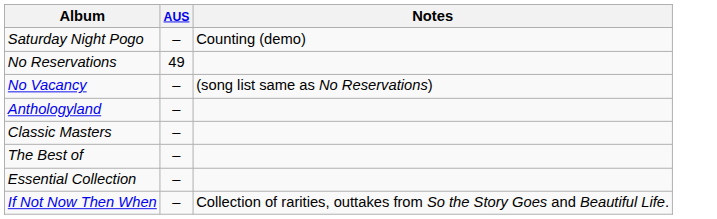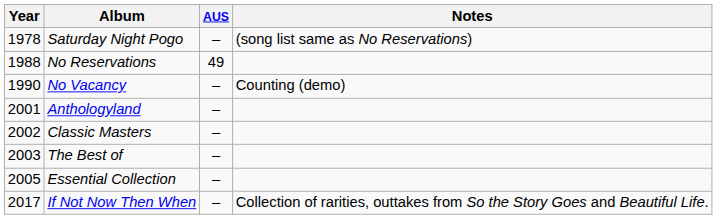+ column: (24, 16)
(251, 39) Counting (demo) -> (354, 39) (song list same as No Reservations)
(314, 86) (song list same as No Reservations) -> (291, 86) Counting (demo)
